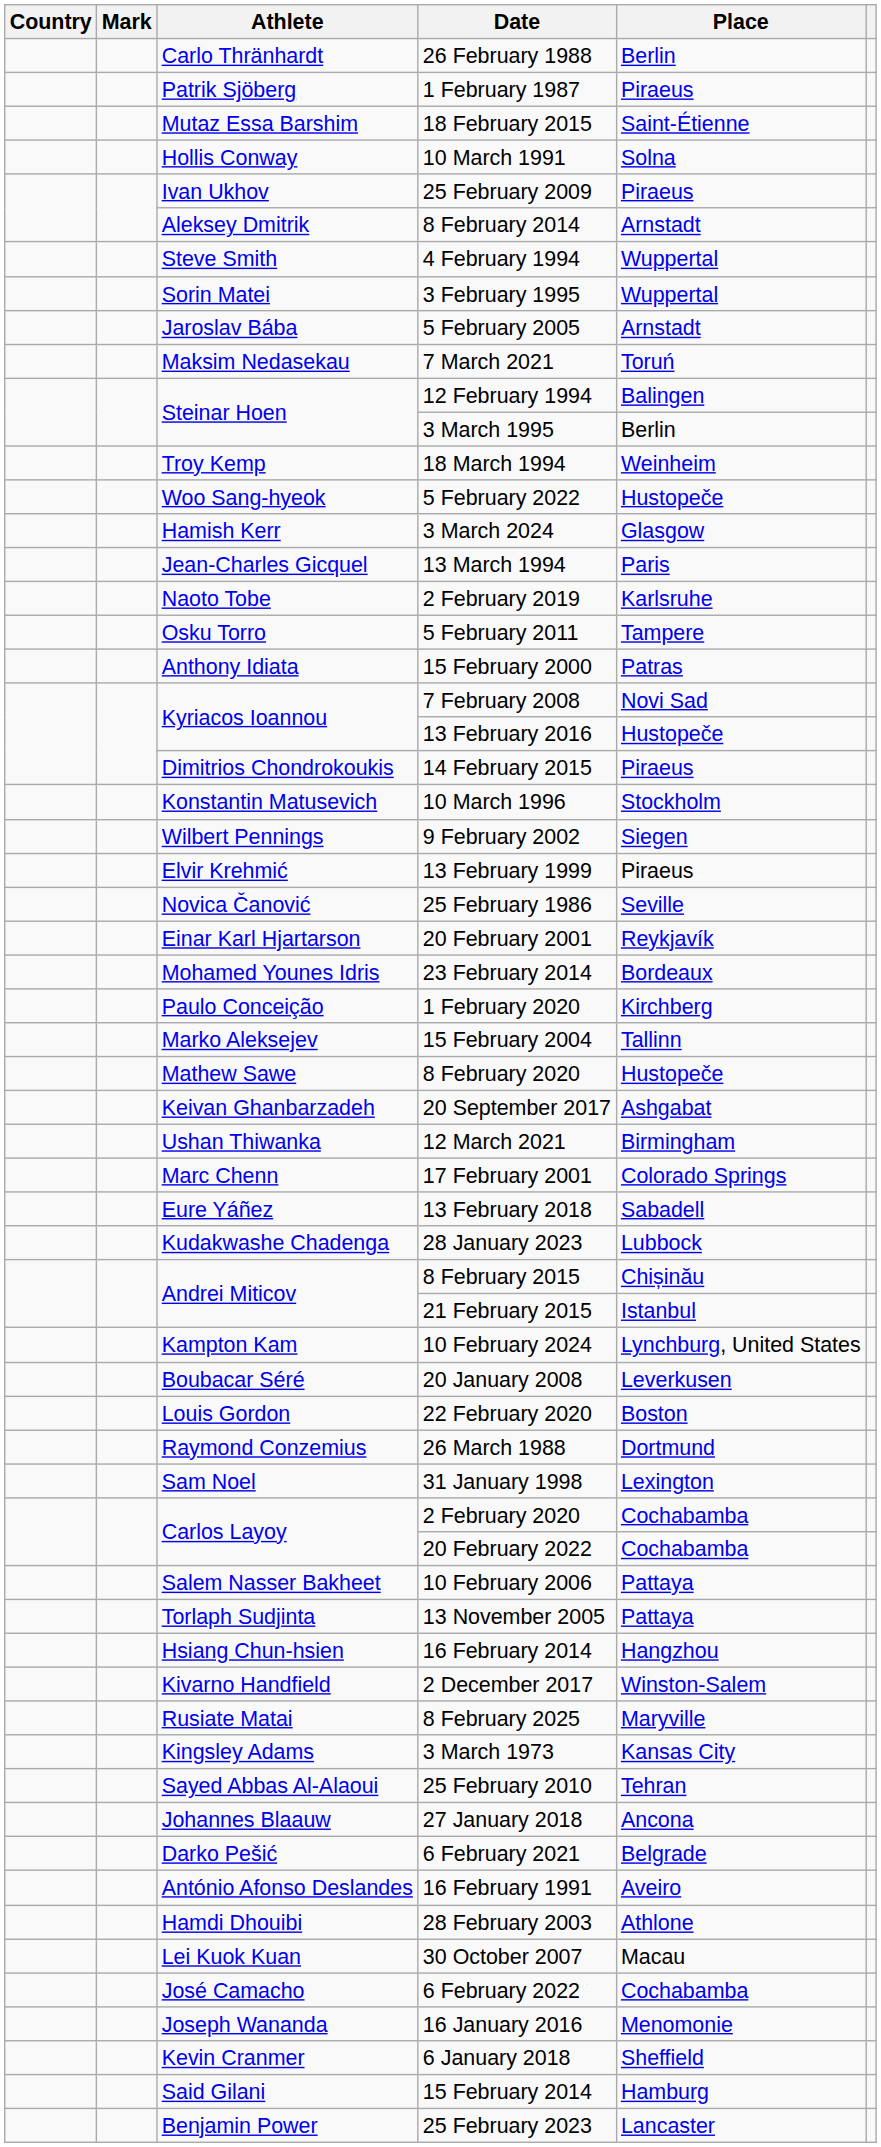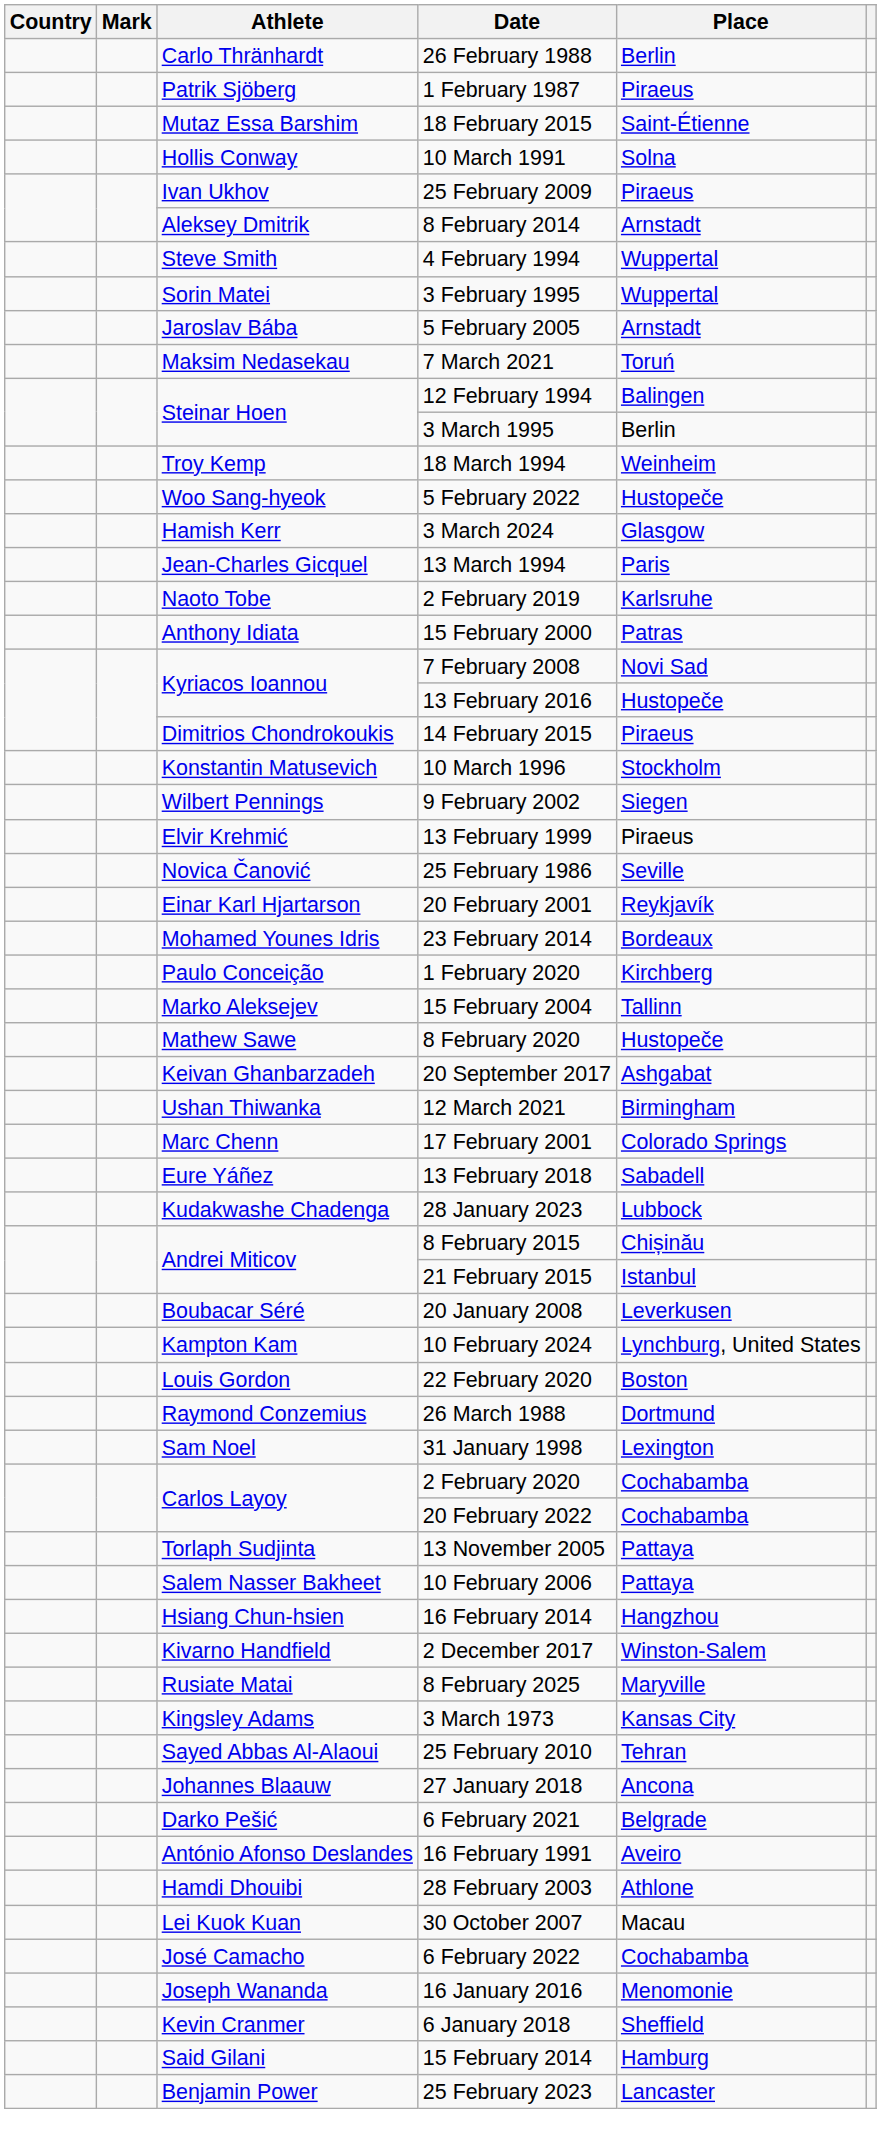- row: (501, 633)
rows swapped: (507, 1345) <-> (503, 1379)
rows swapped: (514, 1616) <-> (507, 1583)
